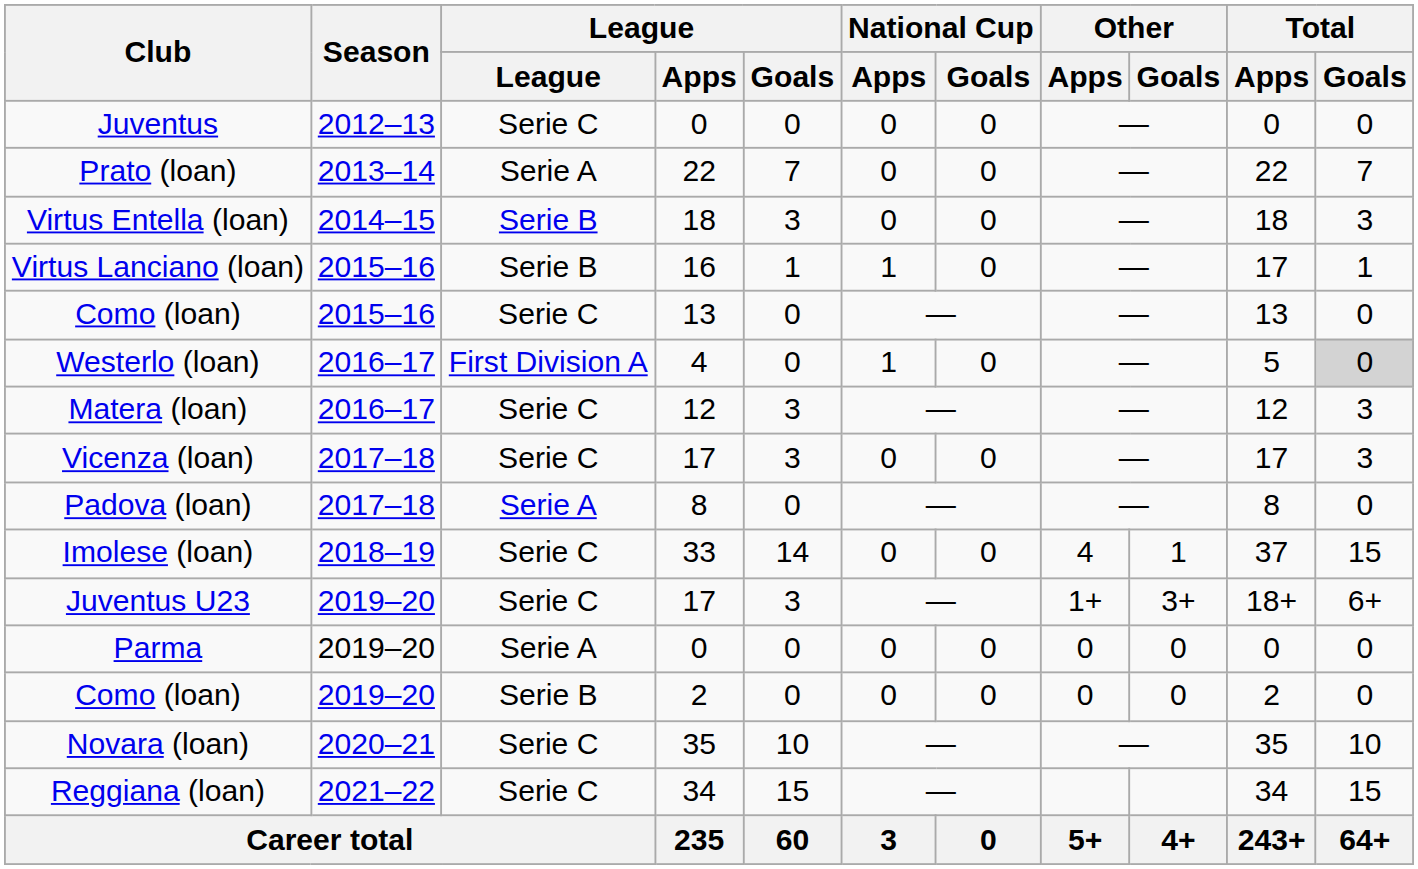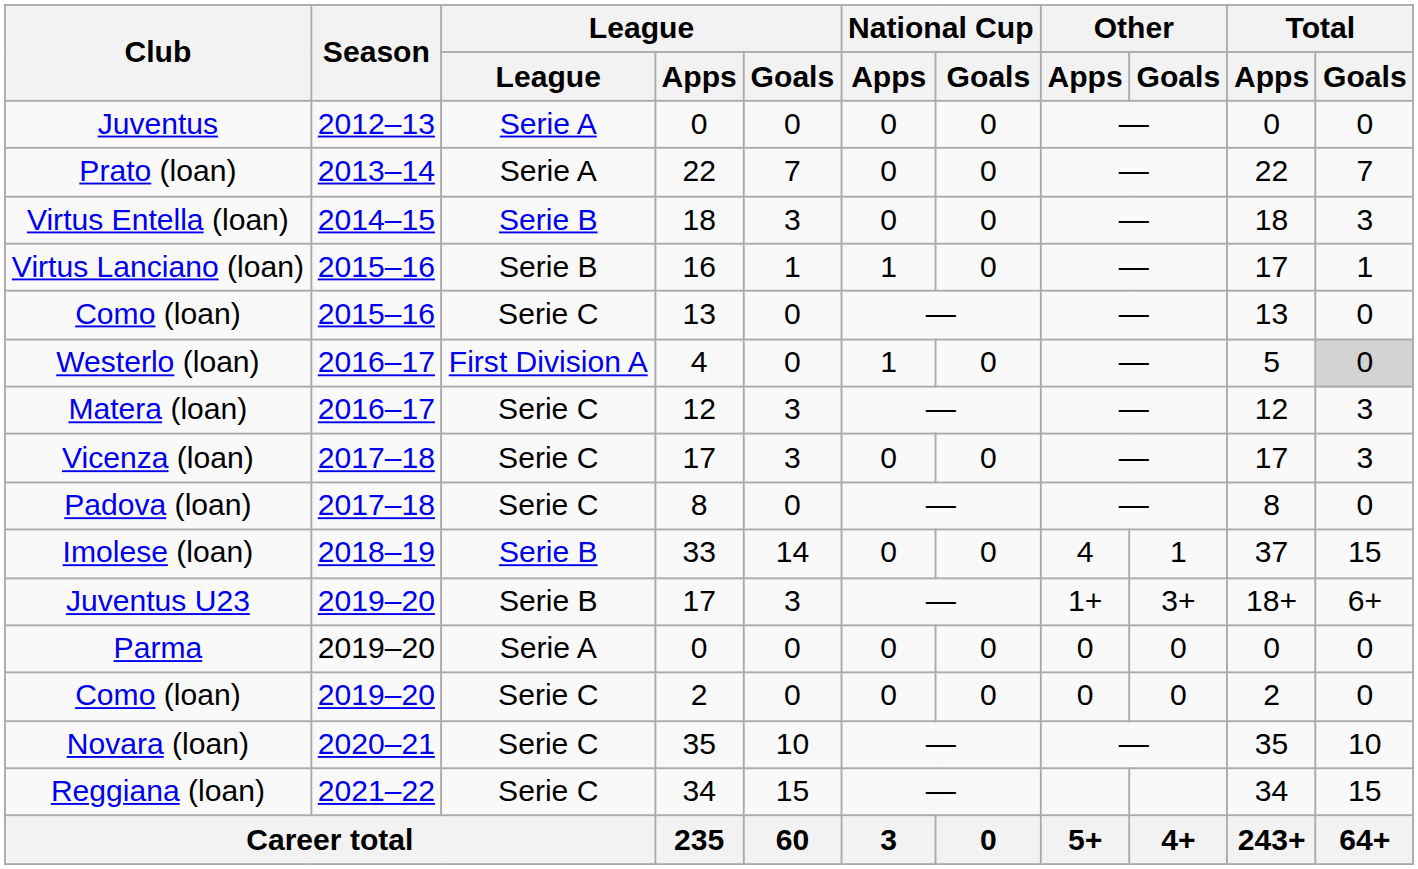(548, 123) Serie C -> (548, 123) Serie A
(548, 505) Serie A -> (548, 505) Serie C
(548, 553) Serie C -> (548, 553) Serie B
(548, 600) Serie C -> (548, 600) Serie B
(548, 696) Serie B -> (548, 696) Serie C
